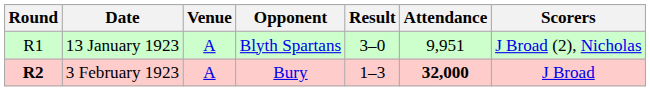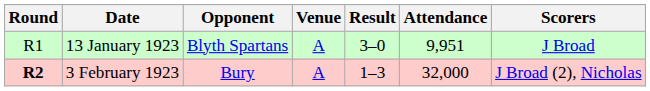columns swapped: (290, 18) <-> (209, 18)
(568, 45) J Broad (2), Nicholas -> (568, 45) J Broad
(445, 72) bold -> (445, 72) normal
(568, 72) J Broad -> (568, 72) J Broad (2), Nicholas
